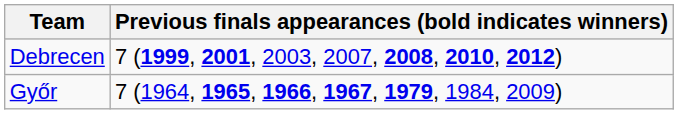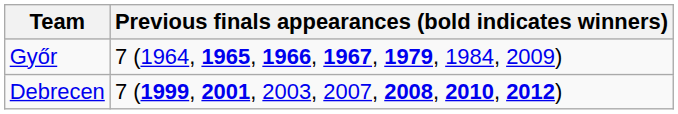rows swapped: (57, 56) <-> (33, 91)
